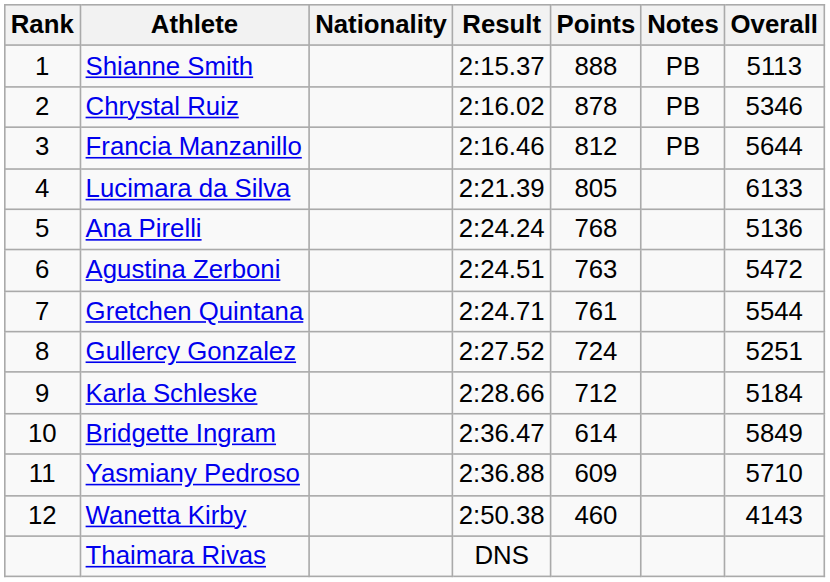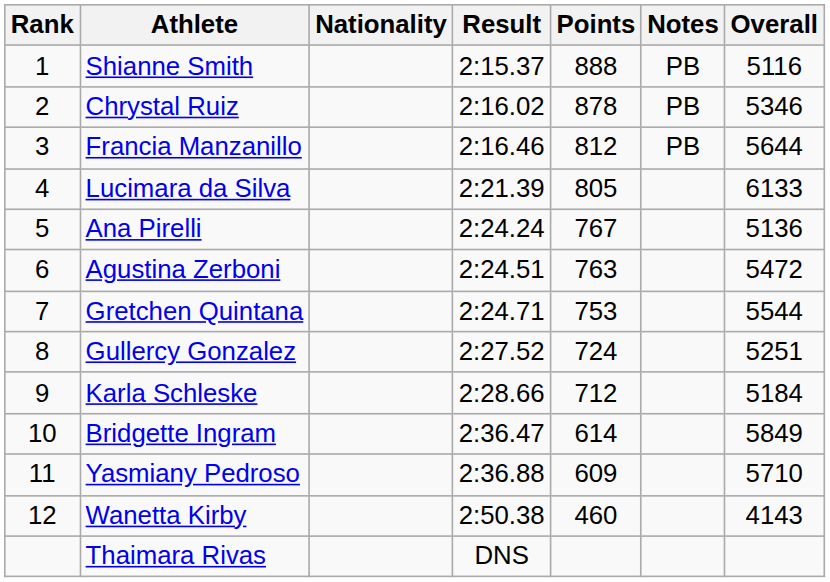(774, 65) 5113 -> (774, 65) 5116
(596, 229) 768 -> (596, 229) 767
(596, 310) 761 -> (596, 310) 753
